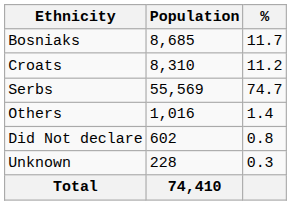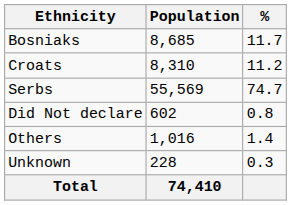rows swapped: (75, 139) <-> (35, 114)
